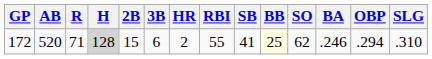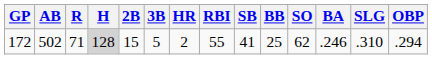columns swapped: (370, 16) <-> (409, 16)
(50, 41) 520 -> (50, 41) 502
(156, 41) 6 -> (156, 41) 5
(274, 41) lightyellow background -> (274, 41) no background
